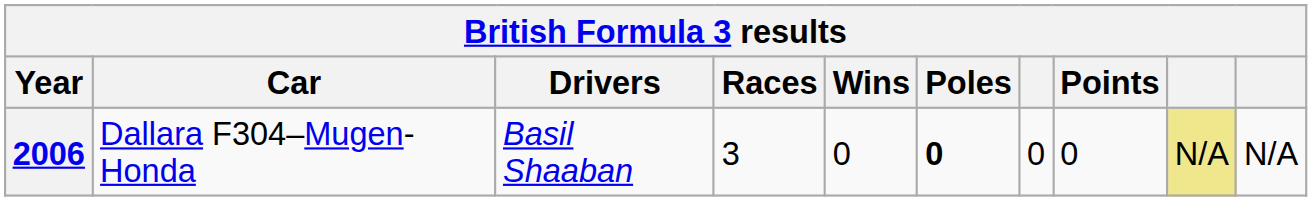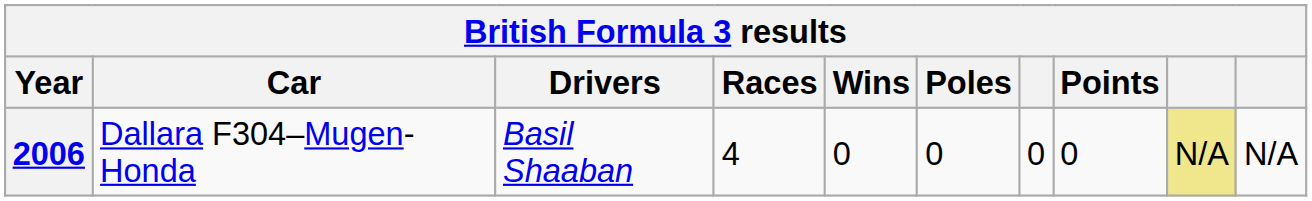(731, 152) 3 -> (731, 152) 4
(934, 152) bold -> (934, 152) normal
